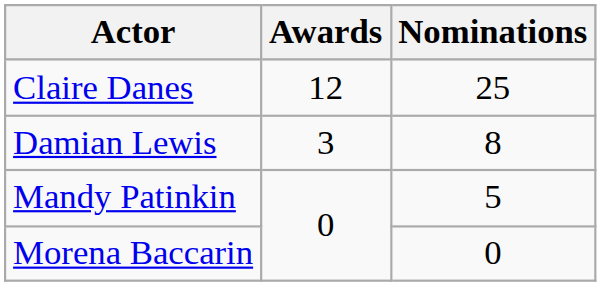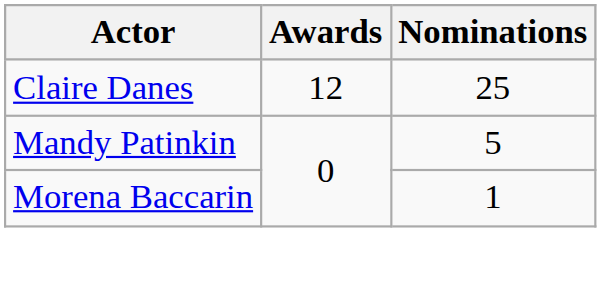- row: (115, 142)
(493, 252) 0 -> (493, 197) 1
